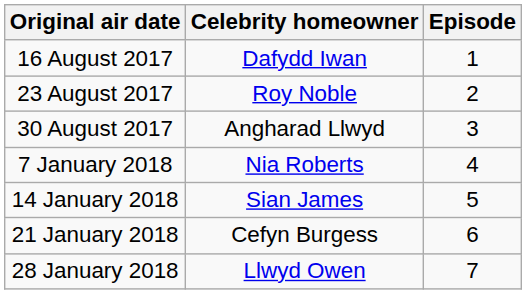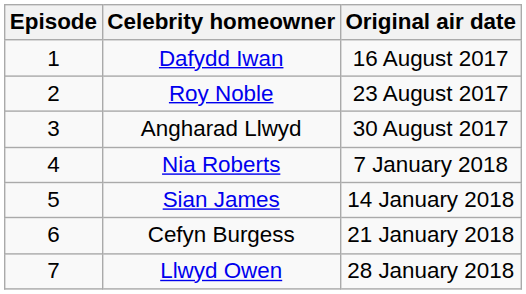columns swapped: (472, 22) <-> (95, 22)
